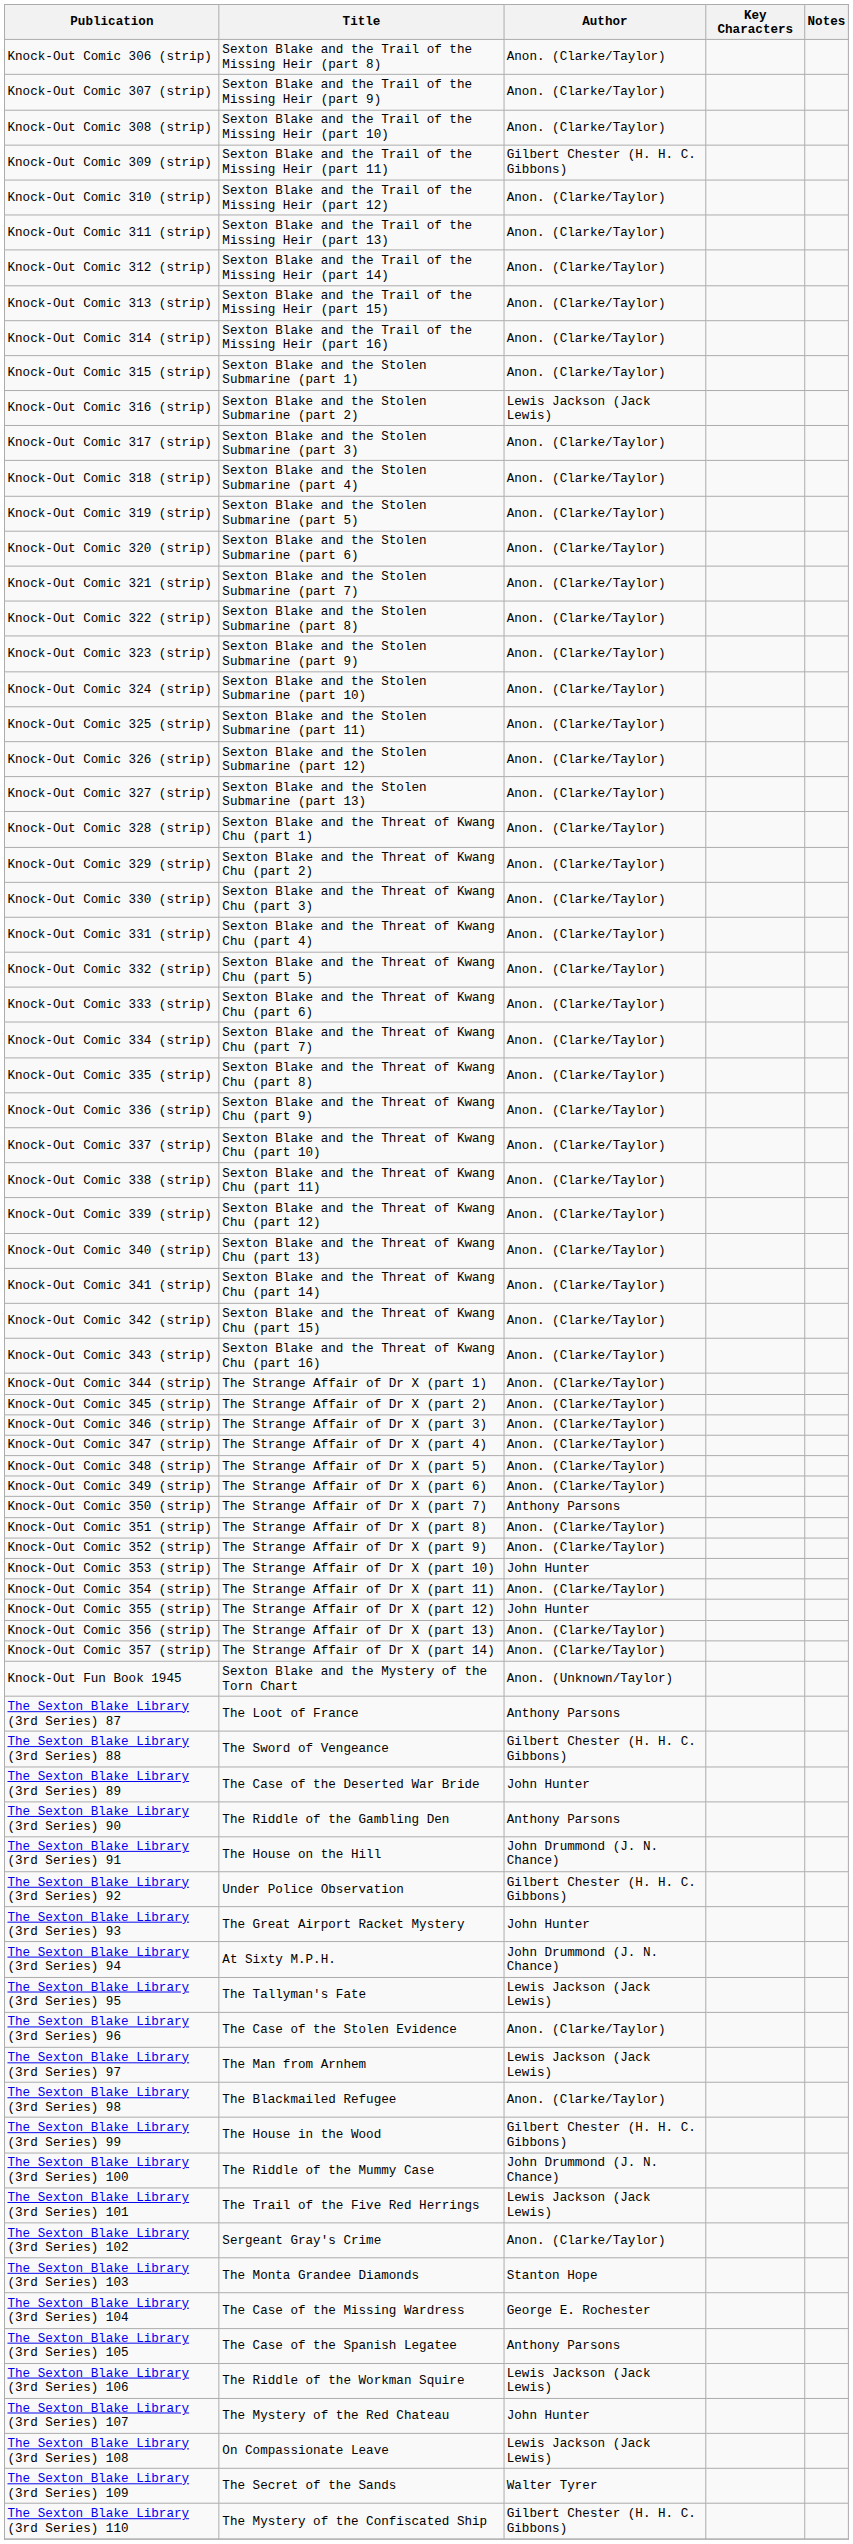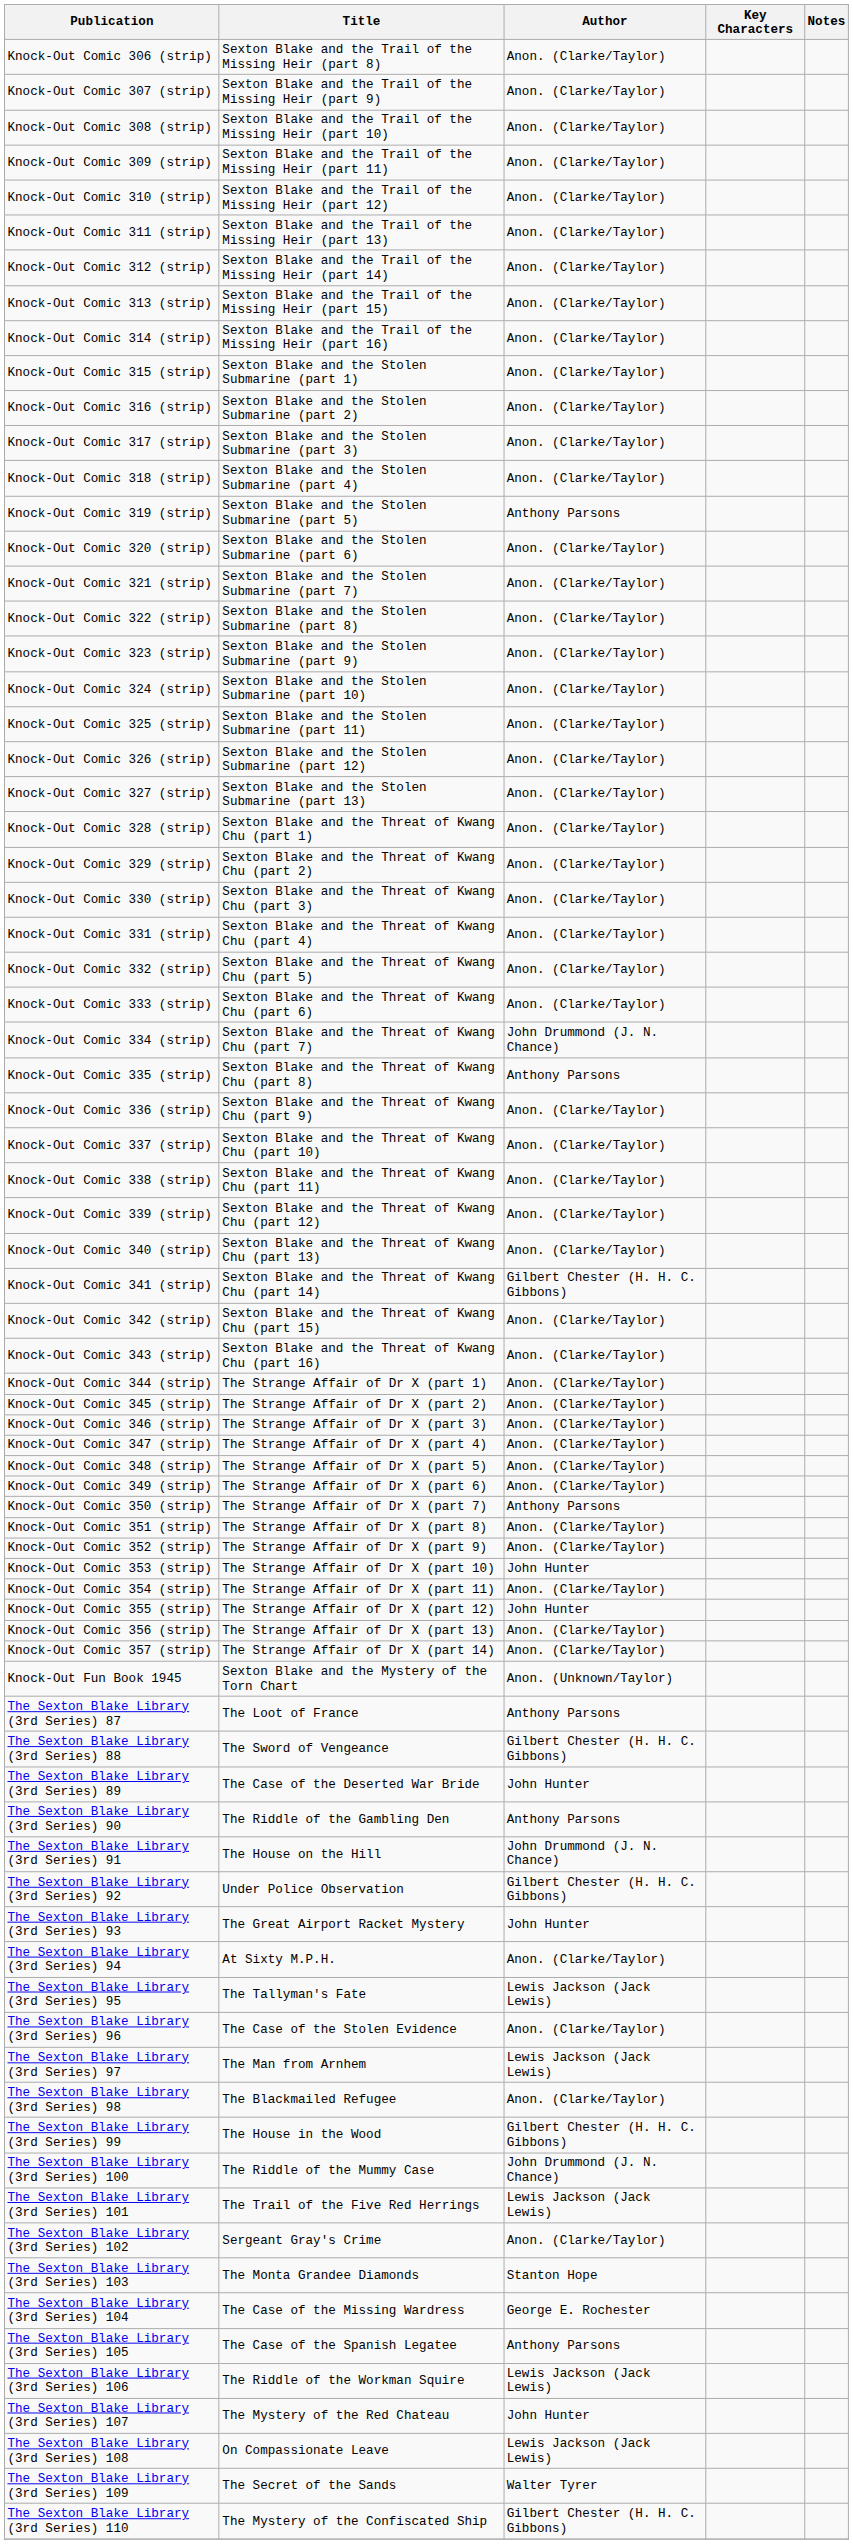(601, 162) Gilbert Chester (H. H. C. Gibbons) -> (586, 162) Anon. (Clarke/Taylor)
(579, 408) Lewis Jackson (Jack Lewis) -> (586, 408) Anon. (Clarke/Taylor)
(586, 513) Anon. (Clarke/Taylor) -> (563, 513) Anthony Parsons
(586, 1040) Anon. (Clarke/Taylor) -> (582, 1040) John Drummond (J. N. Chance)
(586, 1075) Anon. (Clarke/Taylor) -> (563, 1075) Anthony Parsons
(586, 1286) Anon. (Clarke/Taylor) -> (601, 1286) Gilbert Chester (H. H. C. Gibbons)
(582, 1960) John Drummond (J. N. Chance) -> (586, 1960) Anon. (Clarke/Taylor)
